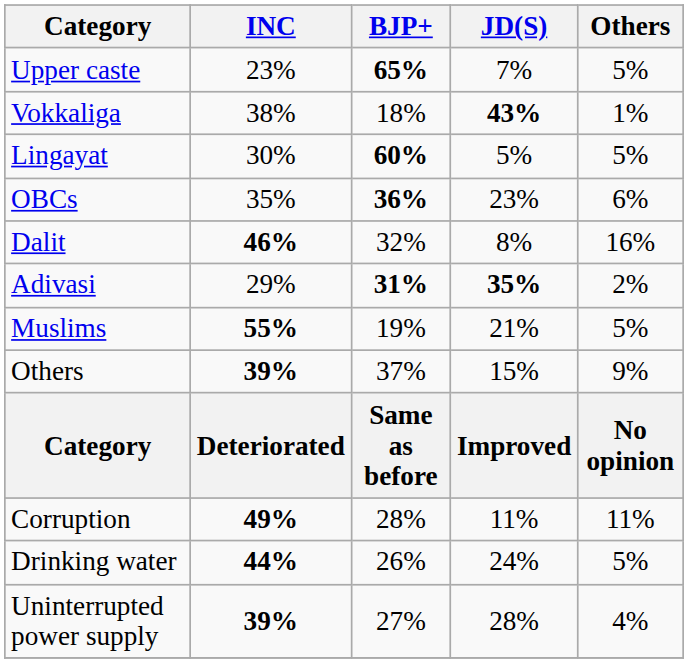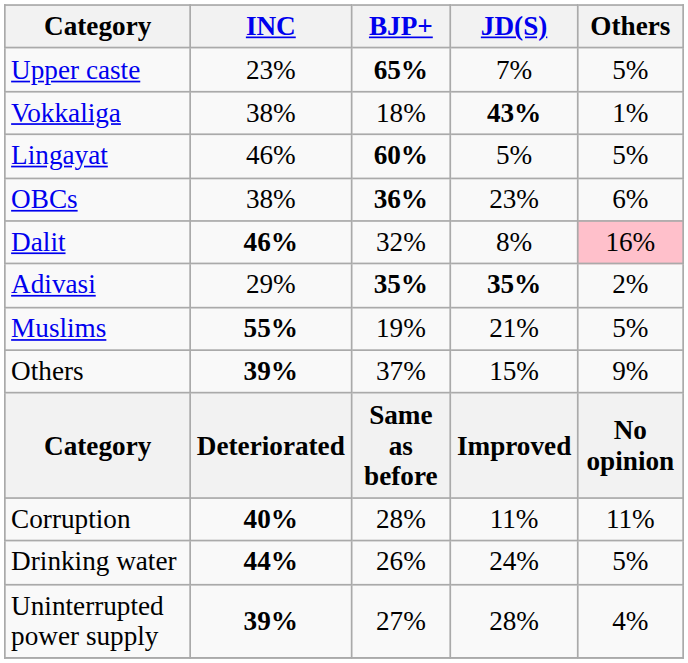(271, 155) 30% -> (271, 155) 46%
(271, 198) 35% -> (271, 198) 38%
(630, 241) no background -> (630, 241) pink background
(401, 285) 31% -> (401, 285) 35%
(271, 518) 49% -> (271, 518) 40%
